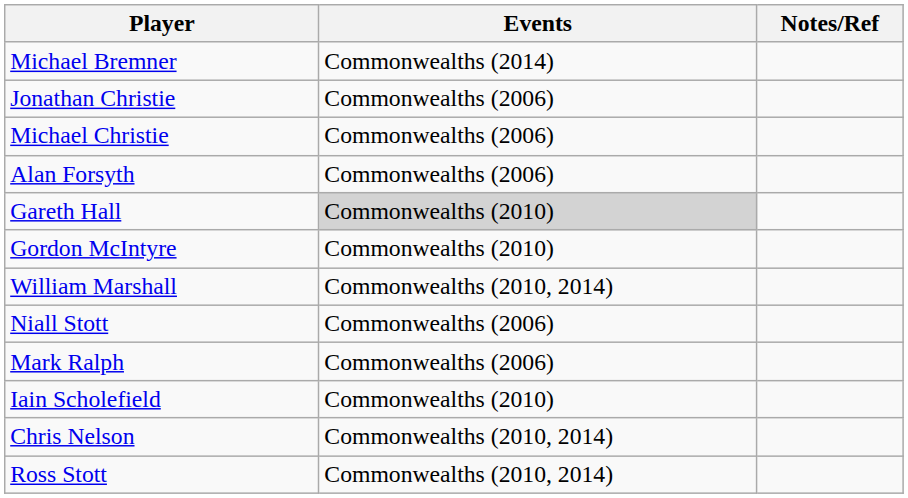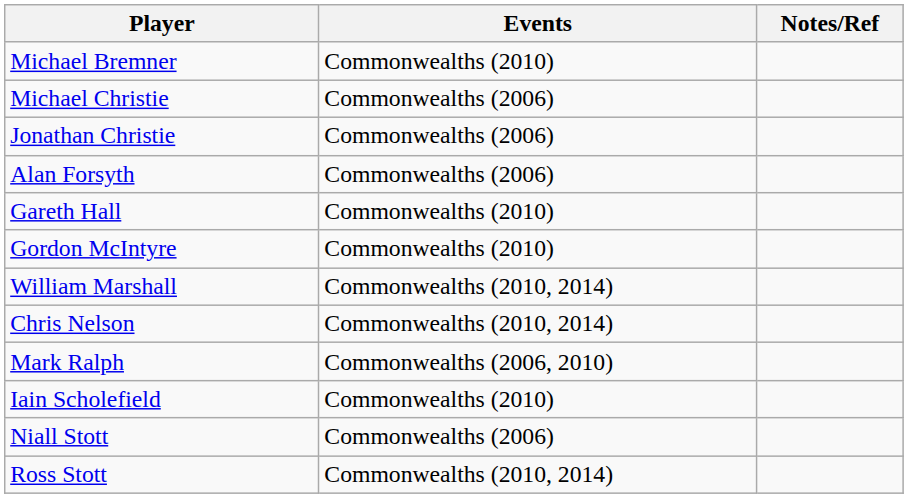(439, 60) Commonwealths (2014) -> (439, 60) Commonwealths (2010)
rows swapped: (93, 98) <-> (89, 135)
(439, 211) lightgrey background -> (439, 211) no background
rows swapped: (72, 436) <-> (59, 323)
(439, 361) Commonwealths (2006) -> (469, 361) Commonwealths (2006, 2010)
